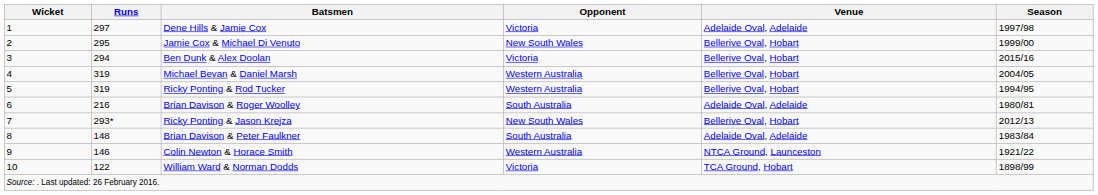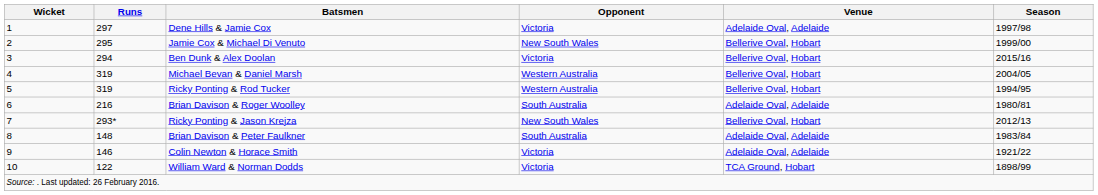(544, 151) Western Australia -> (537, 151) Victoria
(762, 151) NTCA Ground, Launceston -> (777, 151) Adelaide Oval, Adelaide
